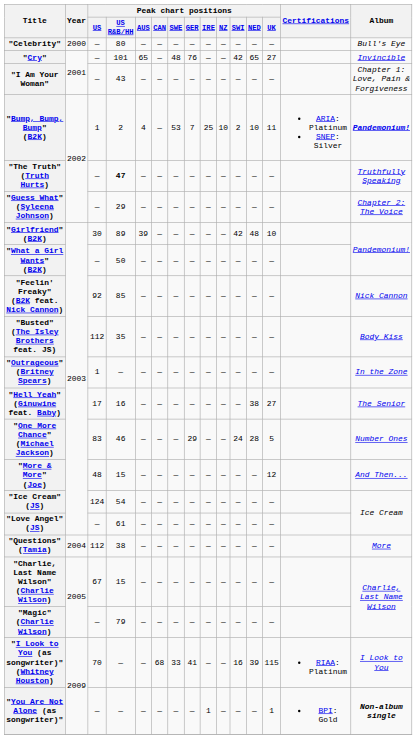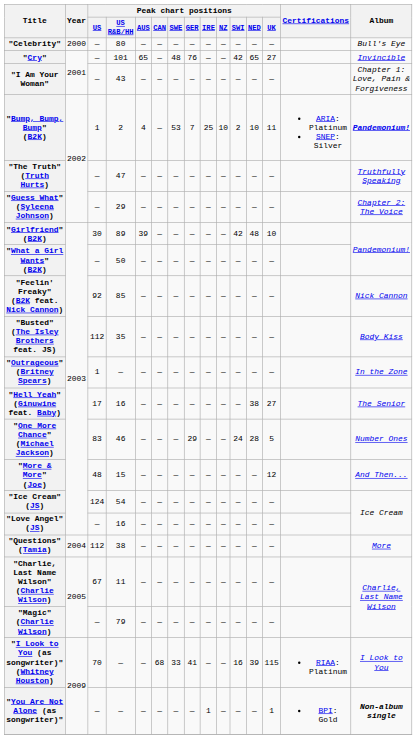(121, 176) bold -> (121, 176) normal
(121, 524) 61 -> (121, 524) 16
(121, 582) 15 -> (121, 582) 11
